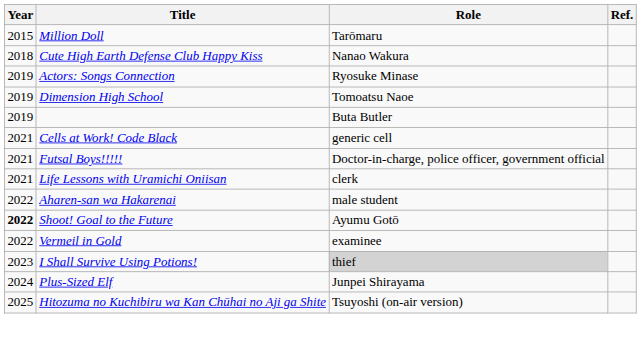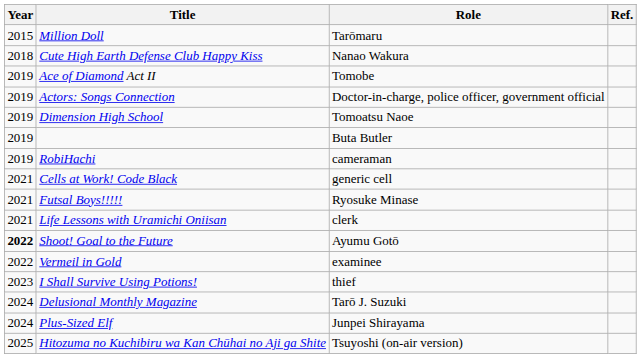+ row: (97, 76)
(375, 76) Ryosuke Minase -> (468, 96) Doctor-in-charge, police officer, government official
+ row: (67, 158)
(468, 158) Doctor-in-charge, police officer, government official -> (375, 199) Ryosuke Minase
- row: (108, 199)
(344, 261) lightgrey background -> (344, 281) no background
+ row: (118, 302)
